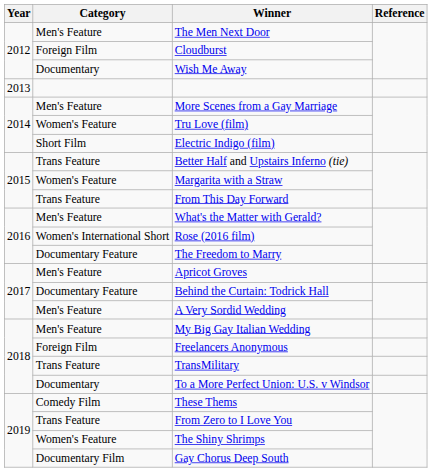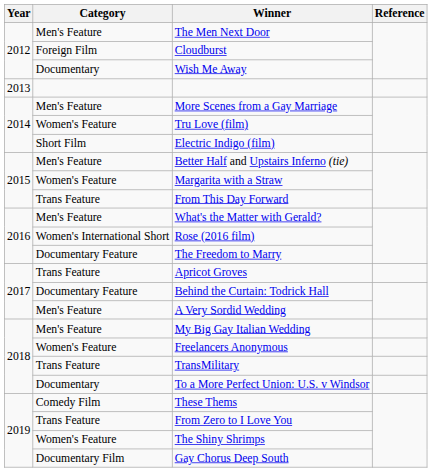(68, 161) Trans Feature -> (69, 161) Men's Feature
(69, 273) Men's Feature -> (68, 273) Trans Feature
(66, 347) Foreign Film -> (76, 347) Women's Feature
